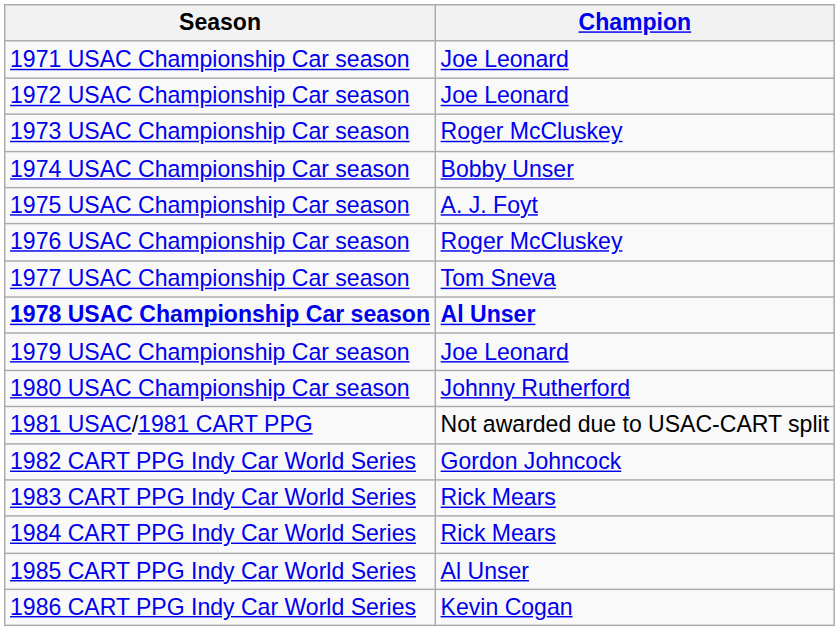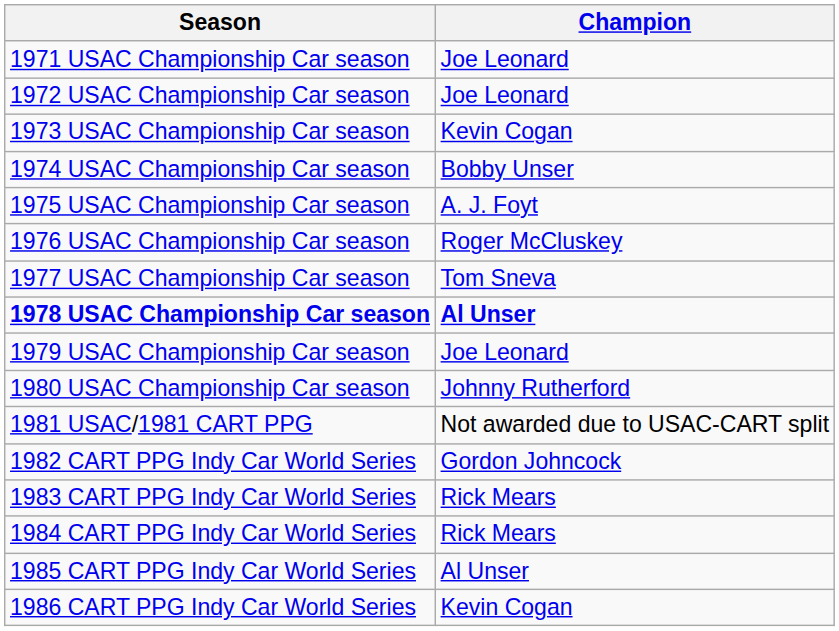(532, 132) Roger McCluskey -> (507, 132) Kevin Cogan
